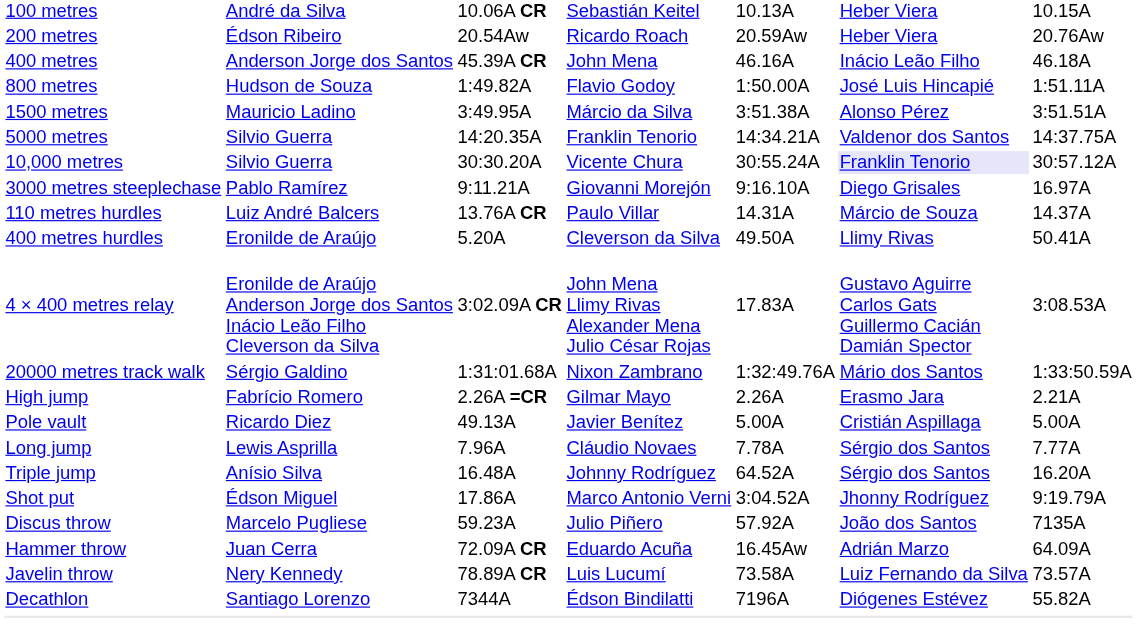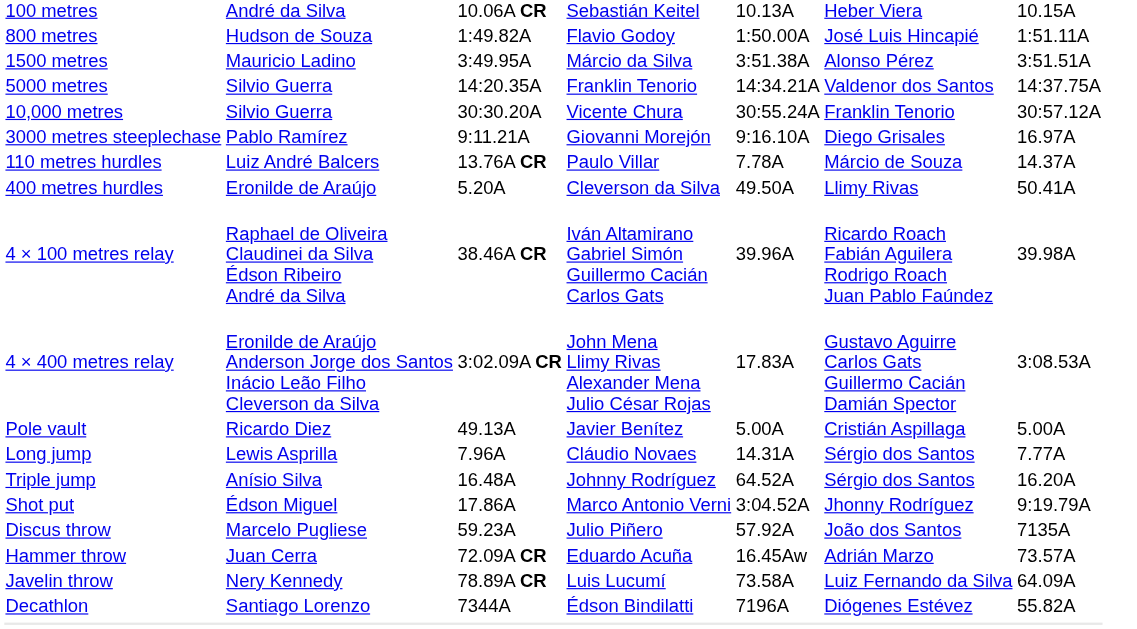- row: (51, 36)
- row: (51, 61)
(905, 162) lavender background -> (890, 111) no background
(765, 213) 14.31A -> (760, 162) 7.78A
+ row: (90, 254)
- row: (105, 371)
- row: (47, 397)
(760, 447) 7.78A -> (765, 454) 14.31A
(1062, 548) 64.09A -> (1046, 555) 73.57A
(1062, 574) 73.57A -> (1046, 581) 64.09A
